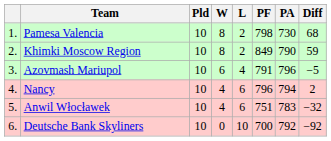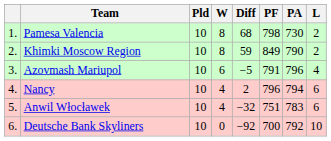columns swapped: (242, 13) <-> (313, 13)
